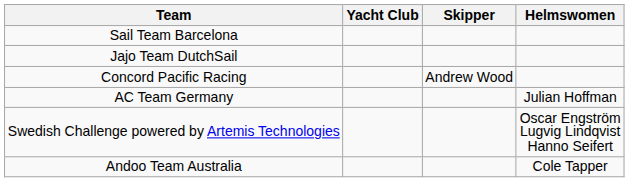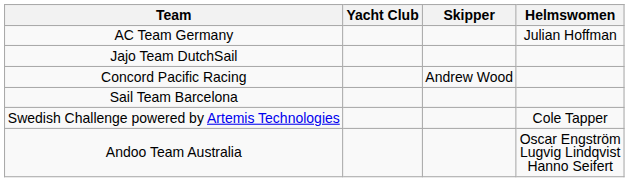rows swapped: (174, 36) <-> (174, 97)
(570, 132) Oscar Engström Lugvig Lindqvist Hanno Seifert -> (570, 118) Cole Tapper
(570, 167) Cole Tapper -> (570, 153) Oscar Engström Lugvig Lindqvist Hanno Seifert
